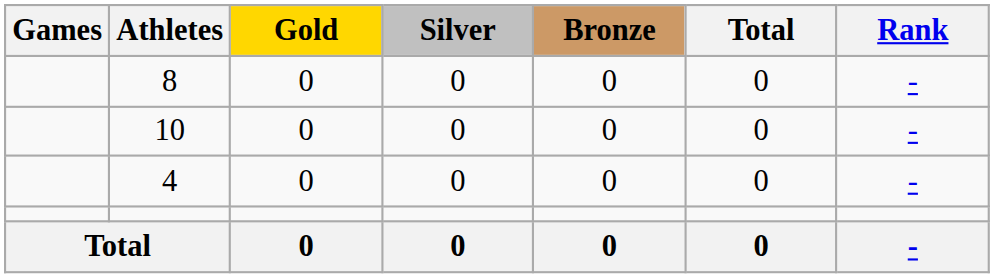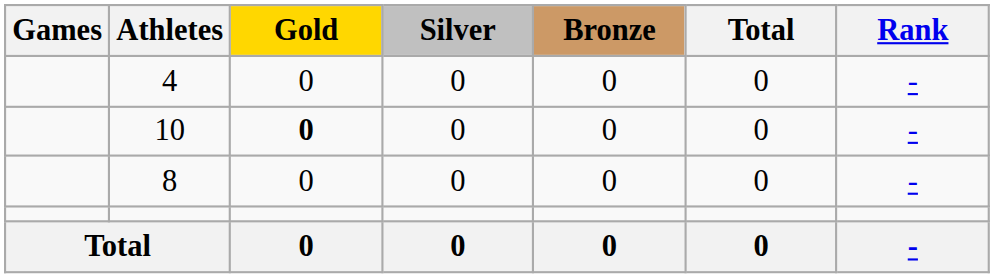rows swapped: (170, 181) <-> (170, 80)
(306, 130) normal -> (306, 130) bold
